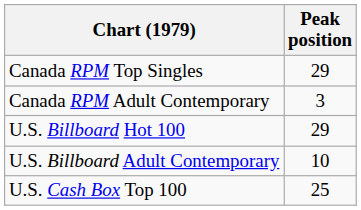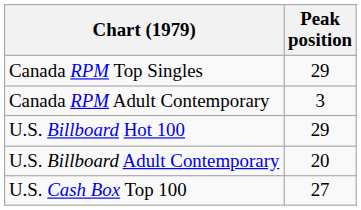(320, 160) 10 -> (320, 160) 20
(320, 190) 25 -> (320, 190) 27
